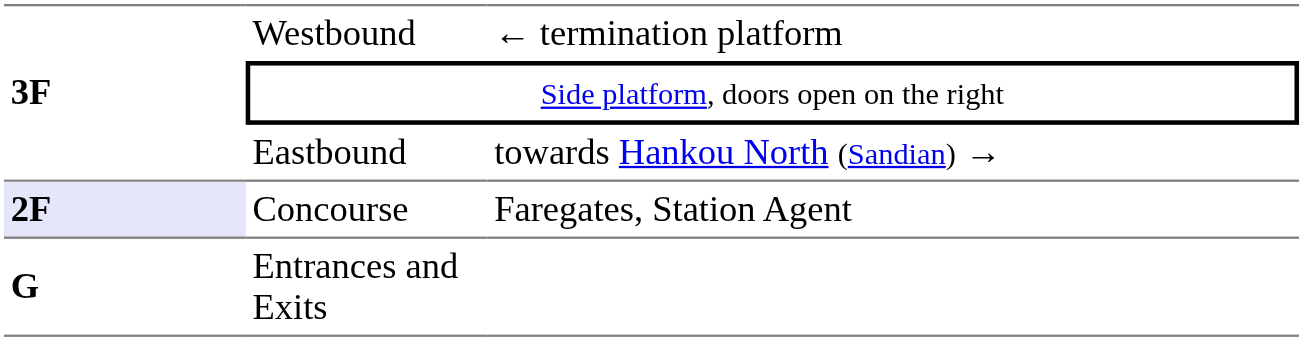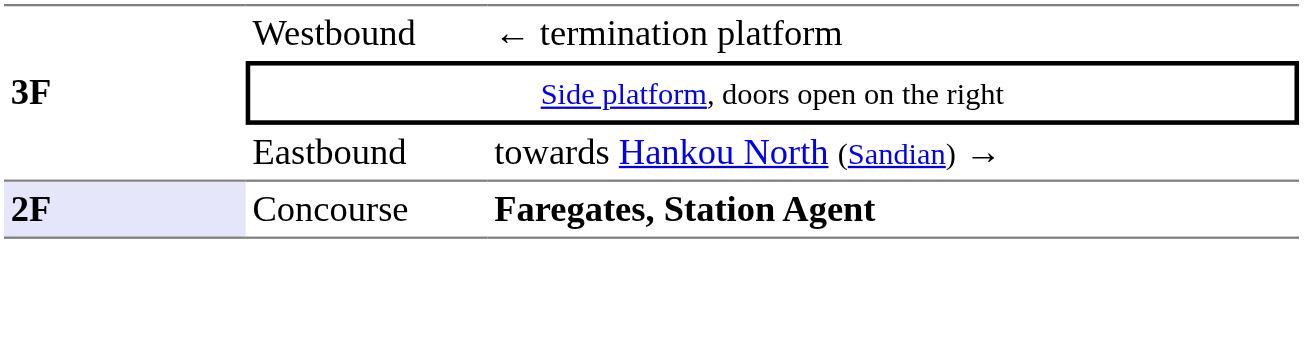(673, 208) normal -> (685, 208) bold
- row: (355, 286)
